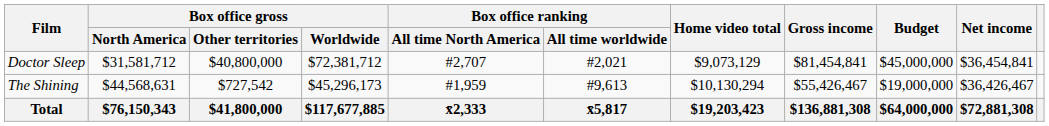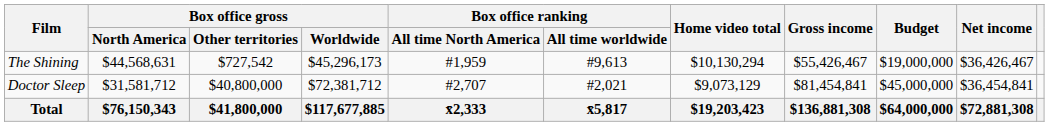rows swapped: (43, 86) <-> (46, 62)
